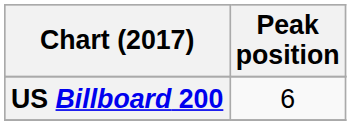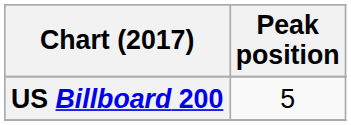(288, 98) 6 -> (288, 98) 5
